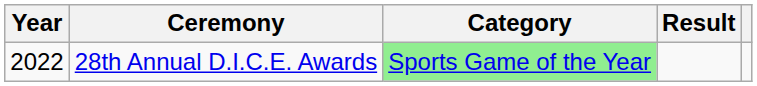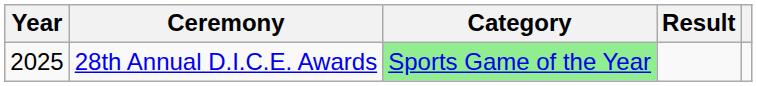(37, 61) 2022 -> (37, 61) 2025
